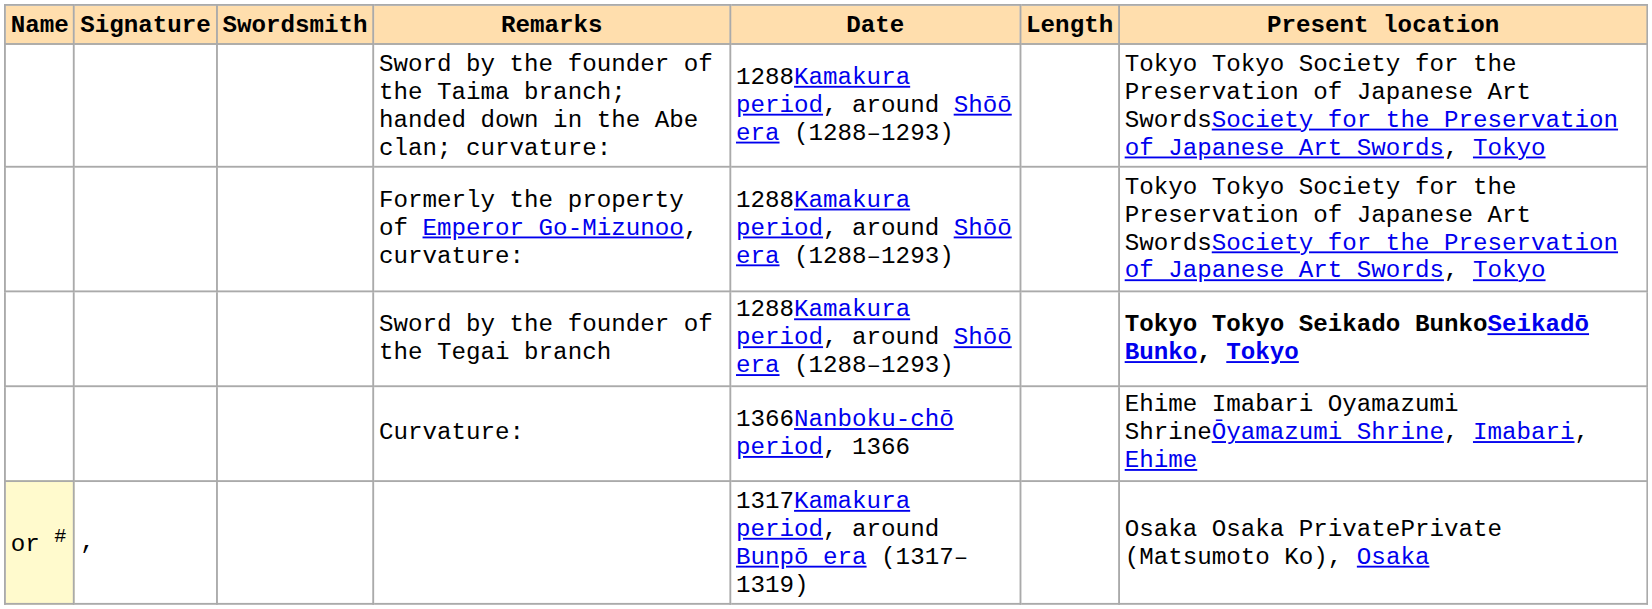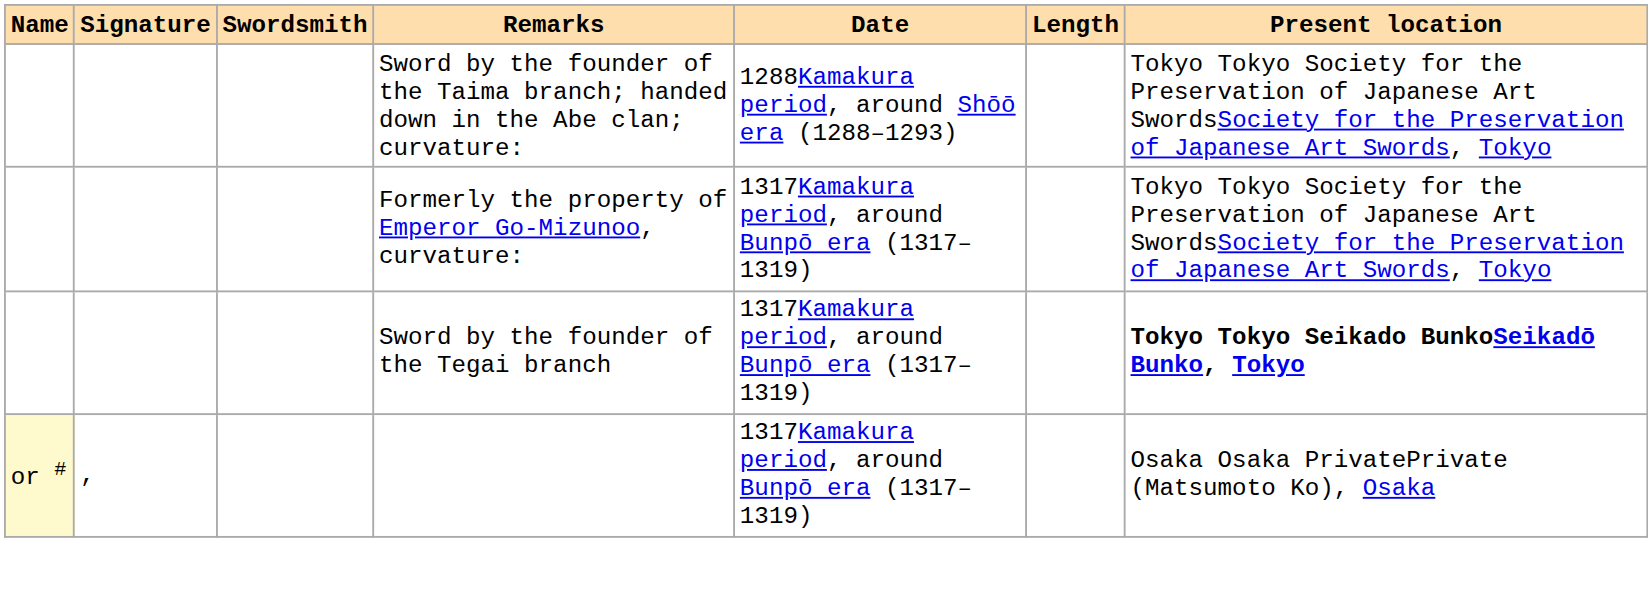(874, 229) 1288Kamakura period, around Shōō era (1288–1293) -> (856, 229) 1317Kamakura period, around Bunpō era (1317–1319)
(874, 338) 1288Kamakura period, around Shōō era (1288–1293) -> (856, 352) 1317Kamakura period, around Bunpō era (1317–1319)
- row: (452, 433)
